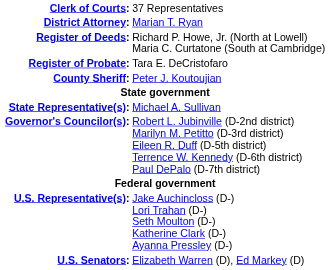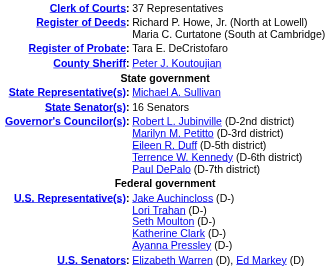- row: (87, 22)
+ row: (87, 107)
